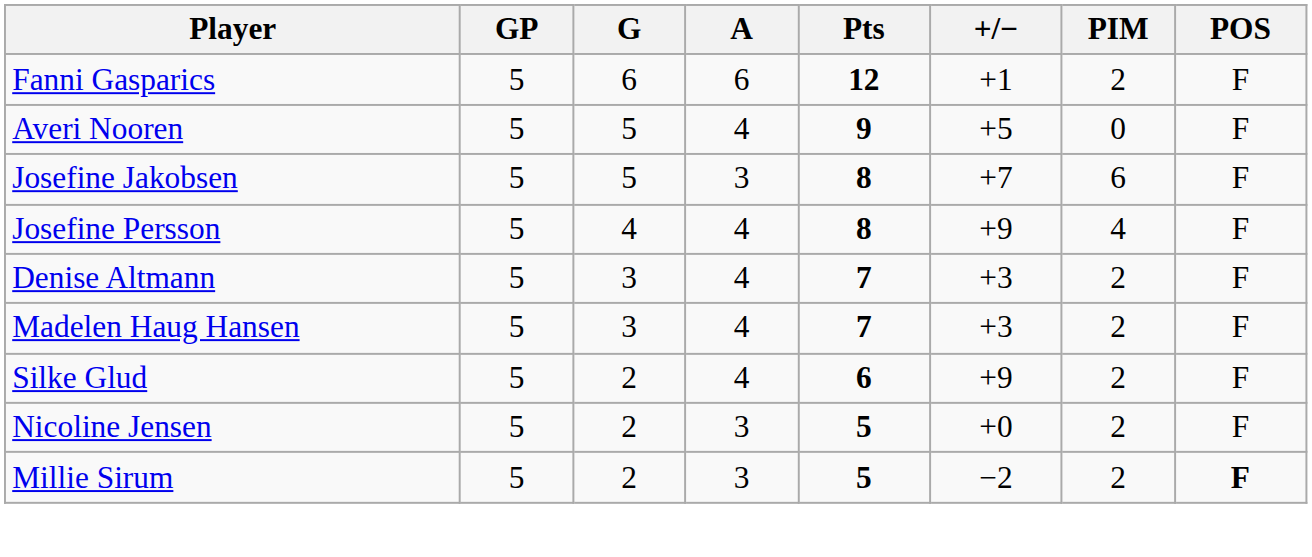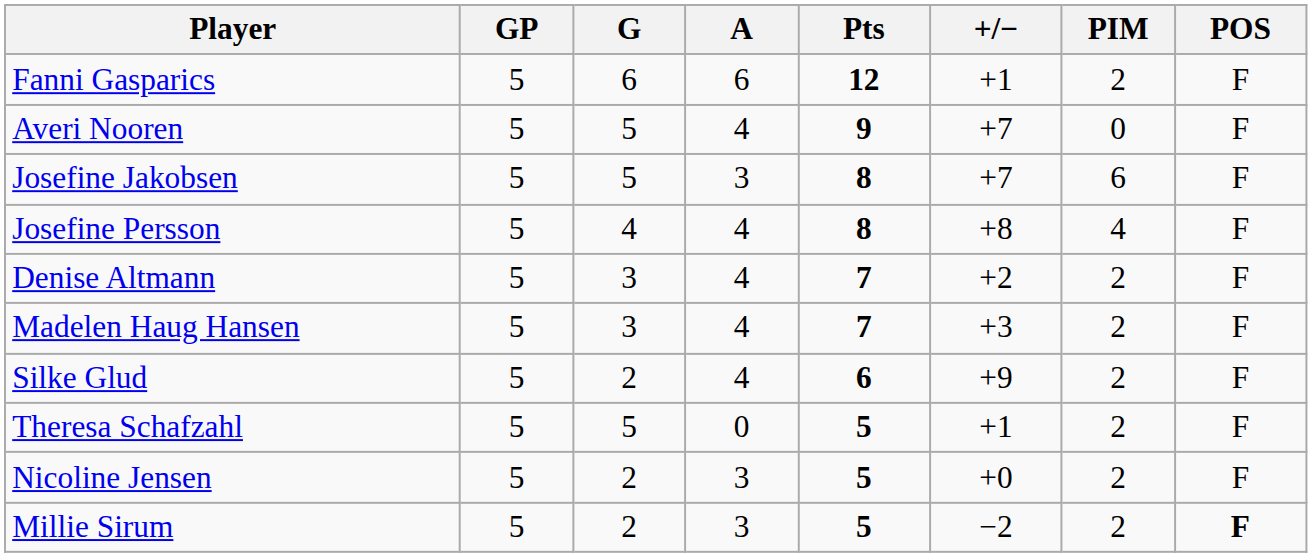(996, 128) +5 -> (996, 128) +7
(996, 228) +9 -> (996, 228) +8
(996, 278) +3 -> (996, 278) +2
+ row: (128, 427)
